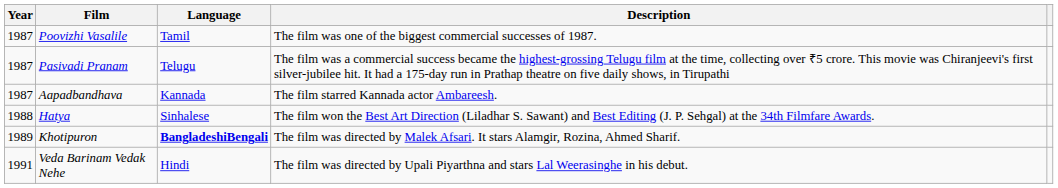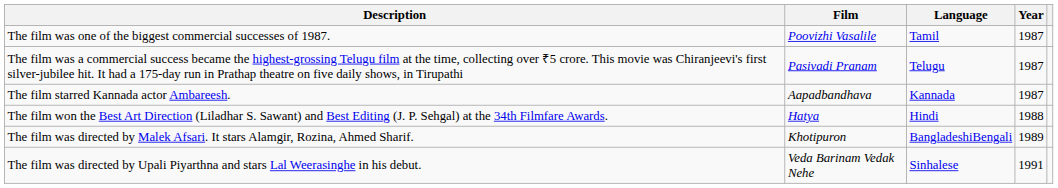columns swapped: (20, 15) <-> (659, 15)
(185, 116) Sinhalese -> (924, 116) Hindi
(214, 137) bold -> (961, 137) normal
(175, 165) Hindi -> (934, 165) Sinhalese
